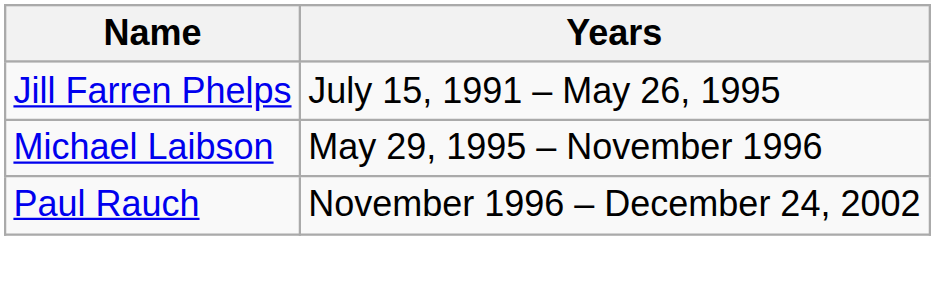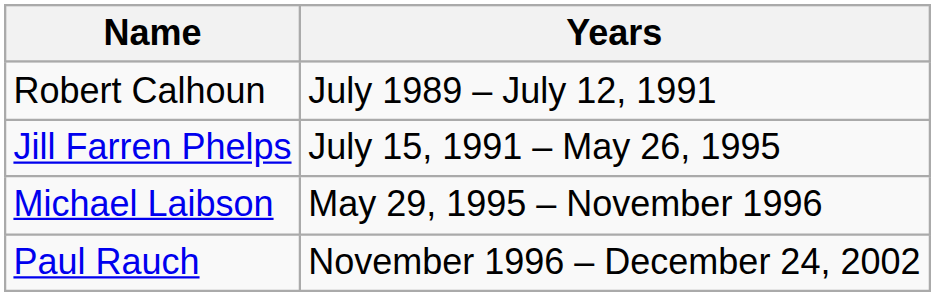+ row: (140, 90)
